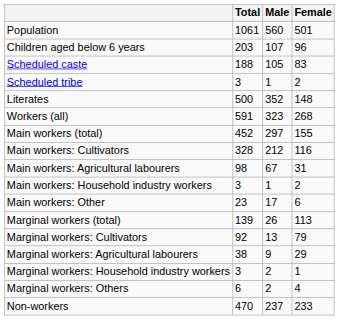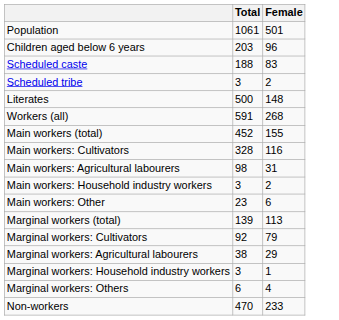- column: (277, 13)
